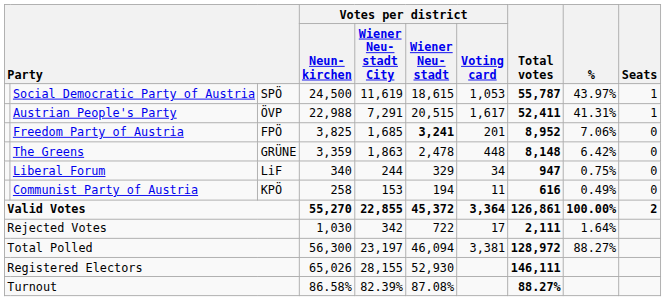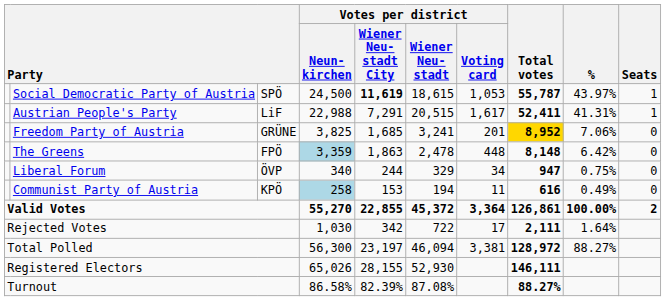(382, 94) normal -> (382, 94) bold
(271, 113) ÖVP -> (271, 113) LiF
(271, 132) FPÖ -> (279, 132) GRÜNE
(436, 132) bold -> (436, 132) normal
(543, 132) no background -> (543, 132) gold background
(279, 151) GRÜNE -> (271, 151) FPÖ
(334, 151) no background -> (334, 151) lightblue background
(271, 171) LiF -> (271, 171) ÖVP
(341, 190) no background -> (341, 190) lightblue background
